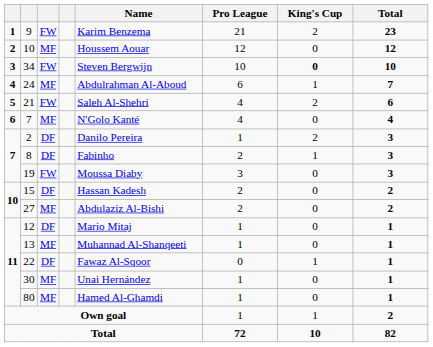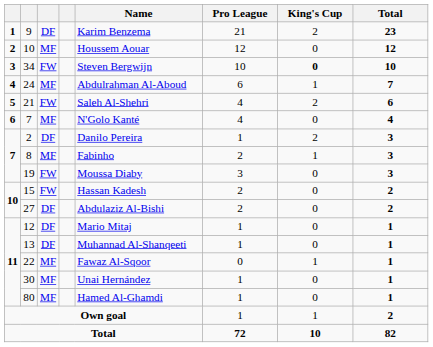(48, 31) FW -> (48, 31) DF
(48, 155) DF -> (48, 155) MF
(48, 191) DF -> (48, 191) FW
(48, 208) MF -> (48, 208) DF
(48, 244) MF -> (48, 244) DF
(48, 262) DF -> (48, 262) MF
